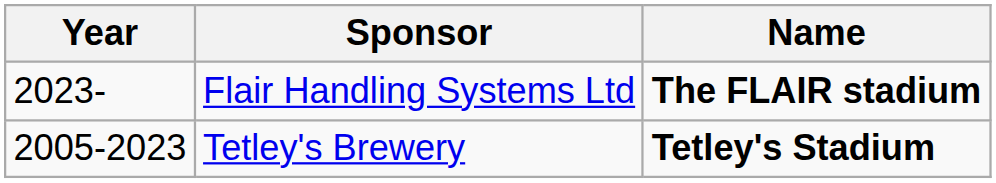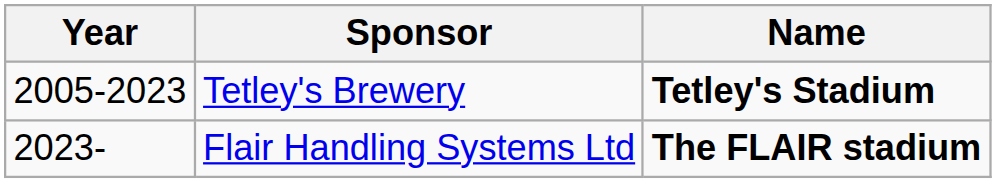rows swapped: (334, 147) <-> (419, 90)
